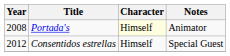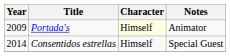(17, 28) 2008 -> (17, 28) 2009
(17, 43) 2012 -> (17, 43) 2014
